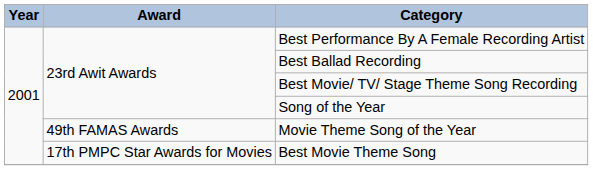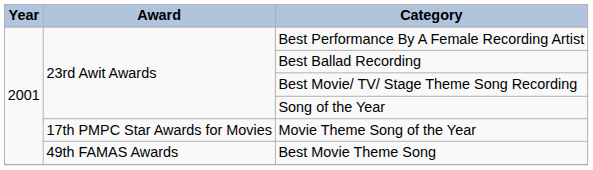(112, 130) 49th FAMAS Awards -> (159, 130) 17th PMPC Star Awards for Movies
(159, 152) 17th PMPC Star Awards for Movies -> (112, 152) 49th FAMAS Awards
